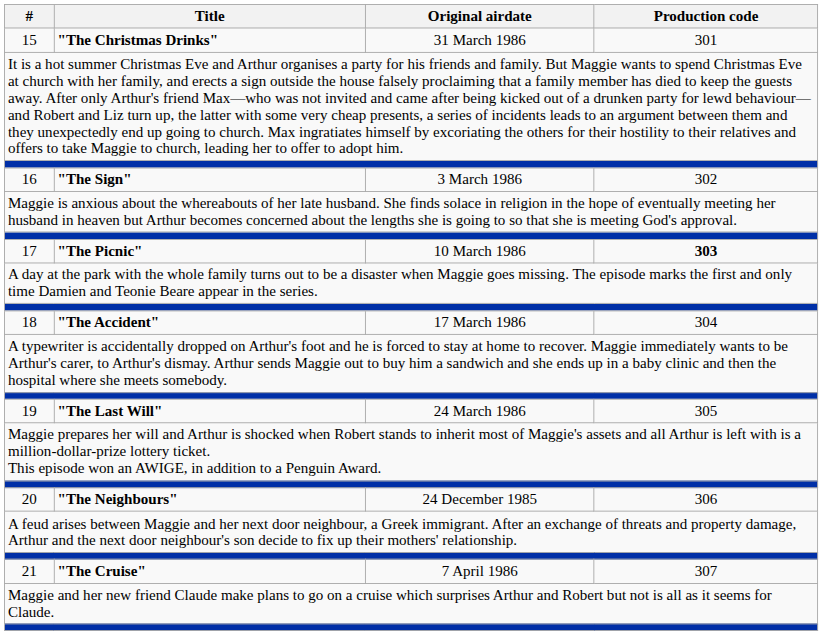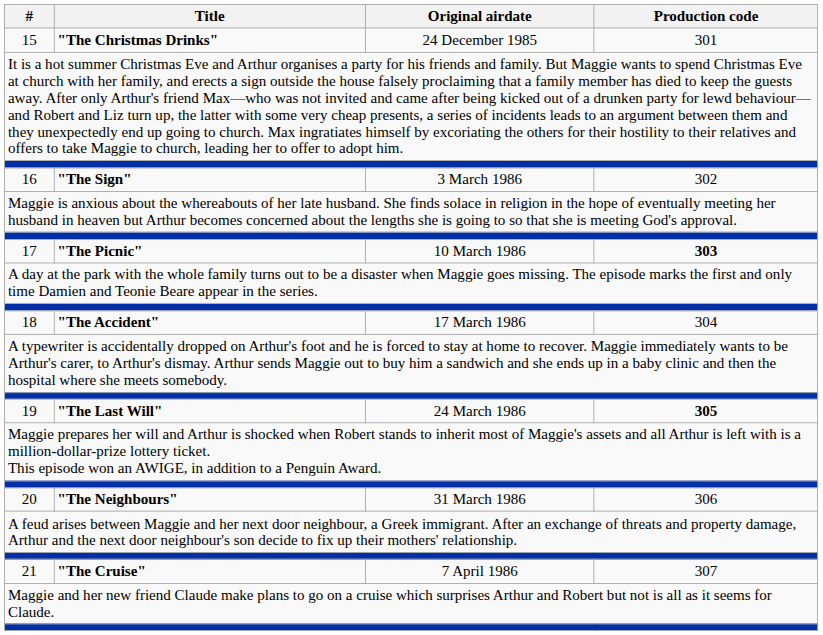(480, 40) 31 March 1986 -> (480, 40) 24 December 1985
(706, 411) normal -> (706, 411) bold
(480, 499) 24 December 1985 -> (480, 499) 31 March 1986
